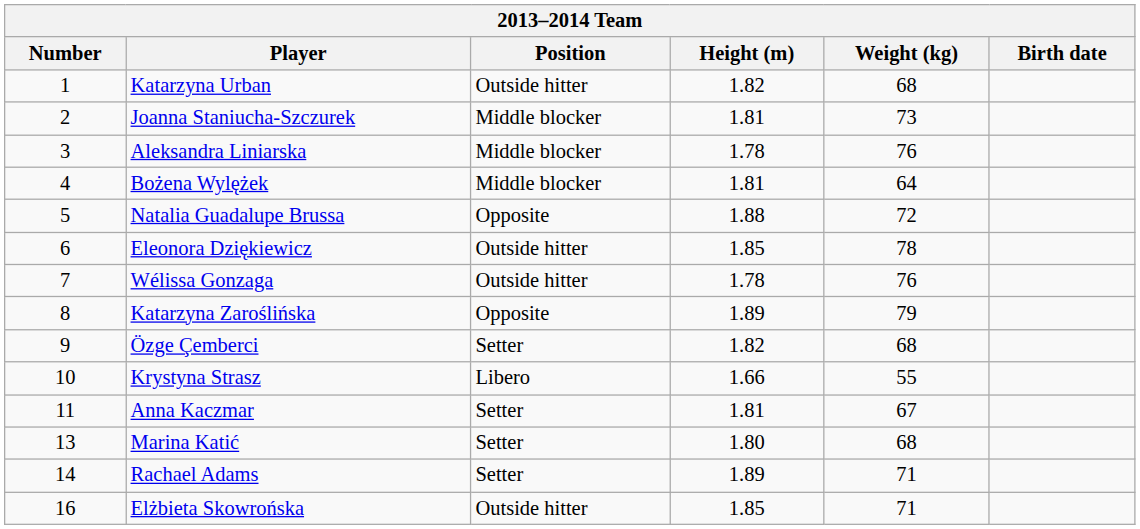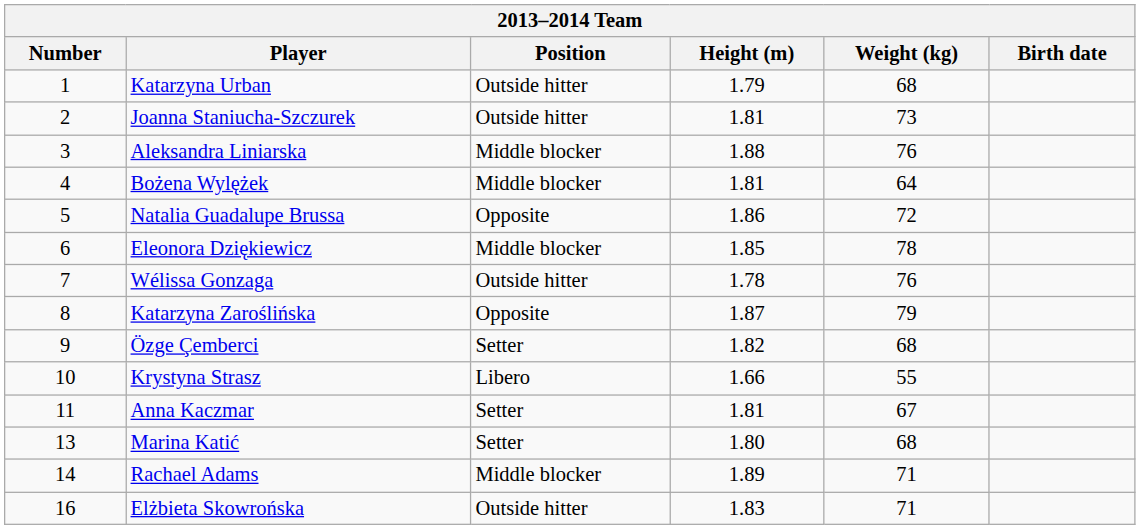(747, 85) 1.82 -> (747, 85) 1.79
(538, 118) Middle blocker -> (531, 118) Outside hitter
(747, 150) 1.78 -> (747, 150) 1.88
(747, 215) 1.88 -> (747, 215) 1.86
(531, 248) Outside hitter -> (538, 248) Middle blocker
(747, 313) 1.89 -> (747, 313) 1.87
(499, 475) Setter -> (538, 475) Middle blocker
(747, 507) 1.85 -> (747, 507) 1.83
